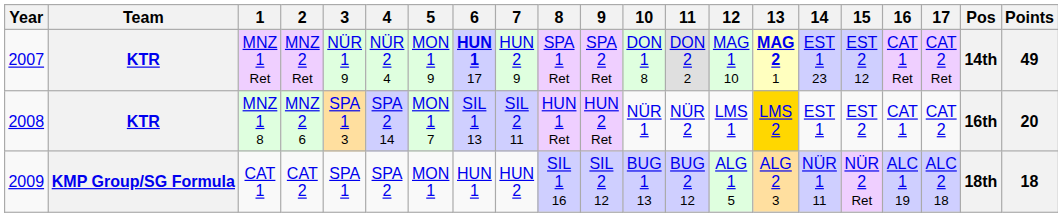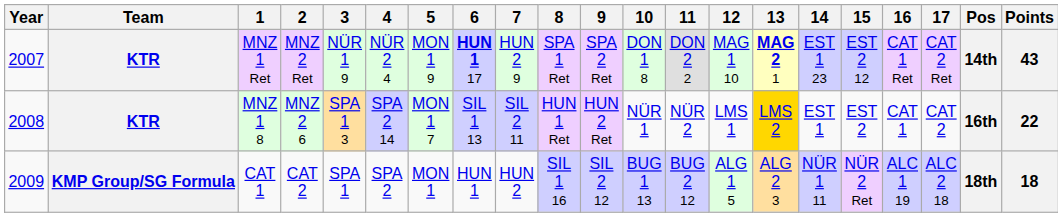(1029, 60) 49 -> (1029, 60) 43
(1029, 121) 20 -> (1029, 121) 22
